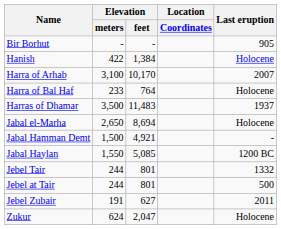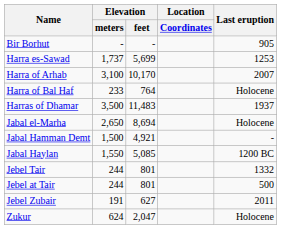- row: (21, 59)
+ row: (38, 59)
